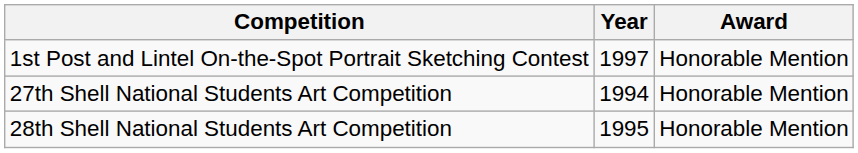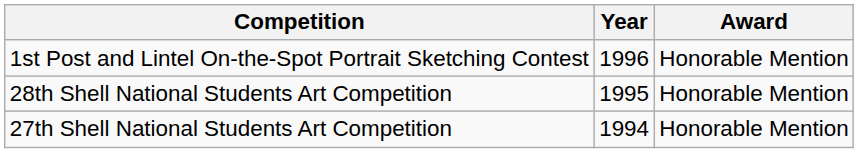(624, 57) 1997 -> (624, 57) 1996
rows swapped: (231, 93) <-> (231, 128)
